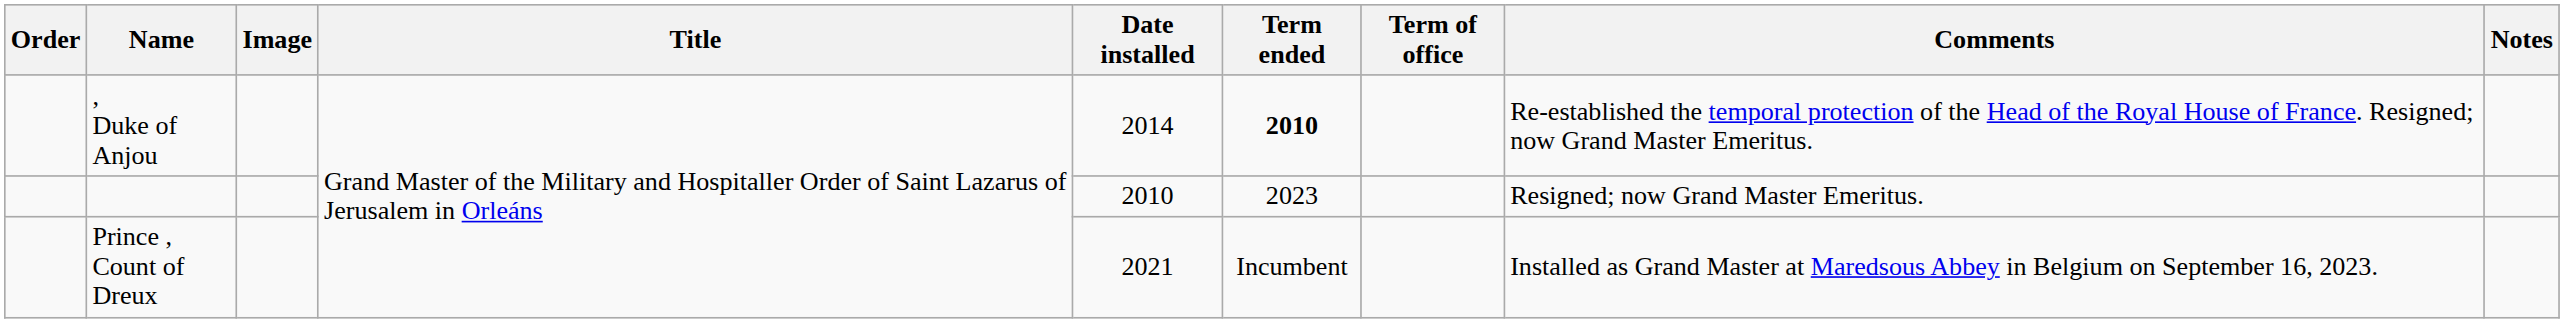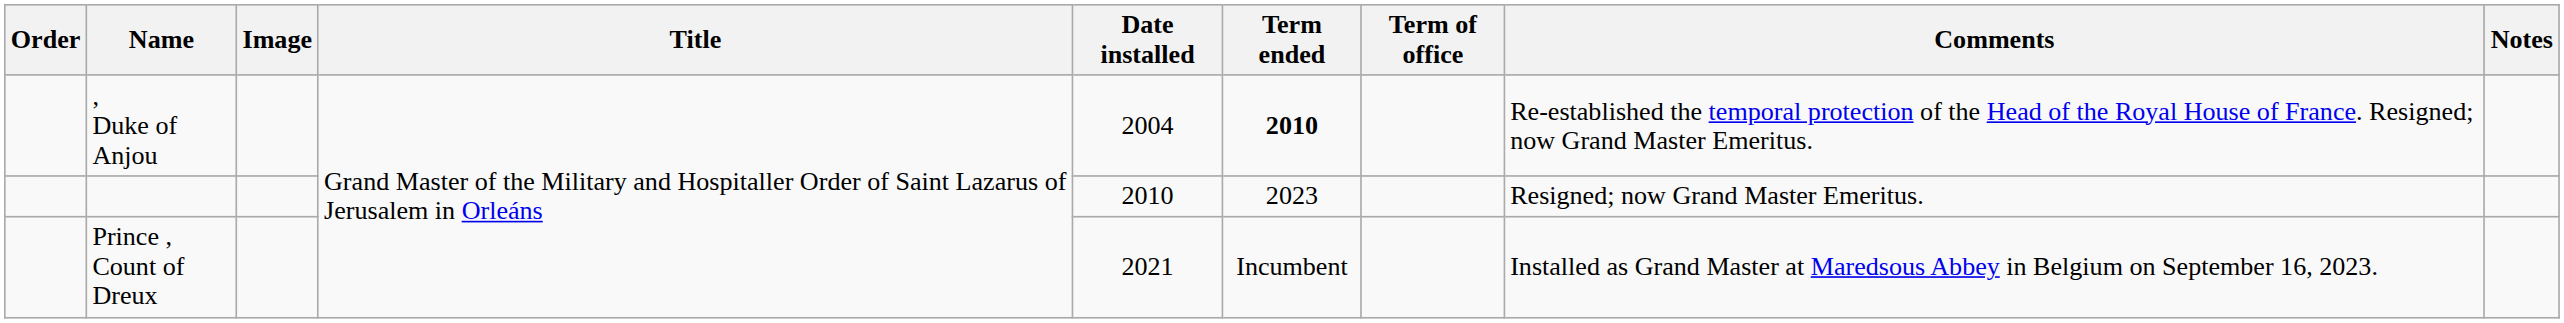(1148, 125) 2014 -> (1148, 125) 2004
